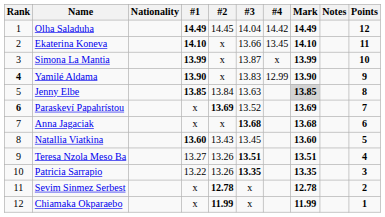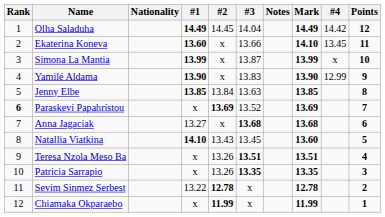columns swapped: (277, 12) <-> (334, 12)
(195, 44) 14.10 -> (195, 44) 13.60
(18, 76) bold -> (18, 76) normal
(305, 92) lightgrey background -> (307, 92) no background
(195, 124) x -> (195, 124) 13.27
(195, 140) 13.60 -> (195, 140) 14.10
(195, 156) 13.27 -> (195, 156) x
(195, 172) 13.22 -> (195, 172) x
(195, 188) x -> (195, 188) 13.22
